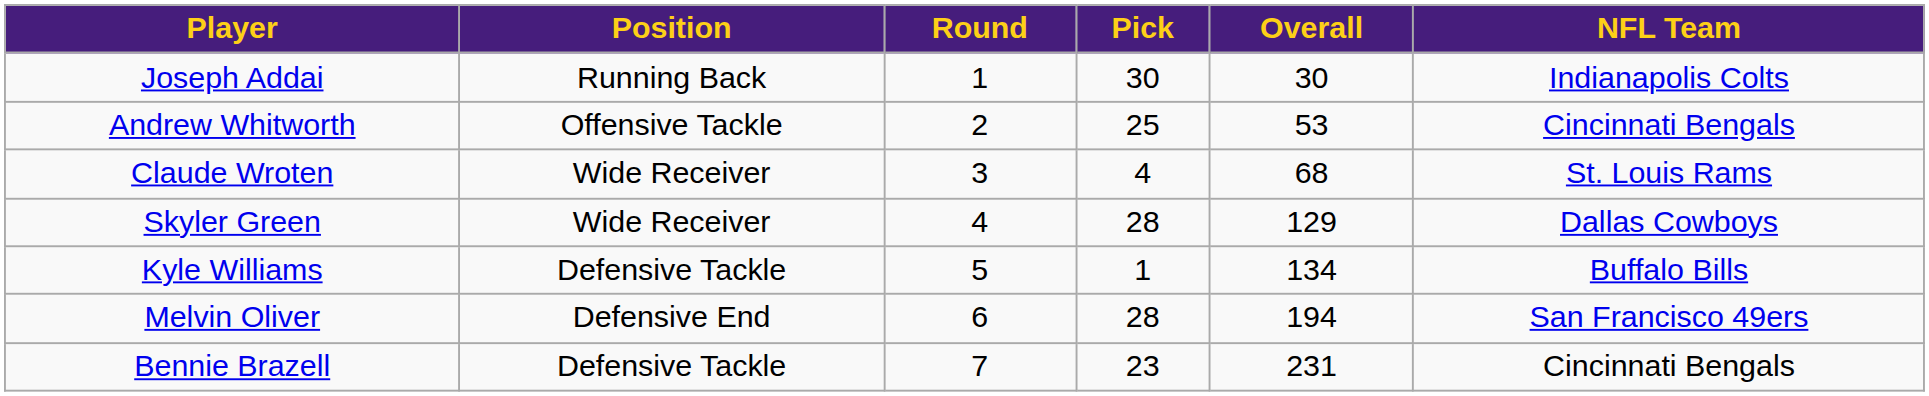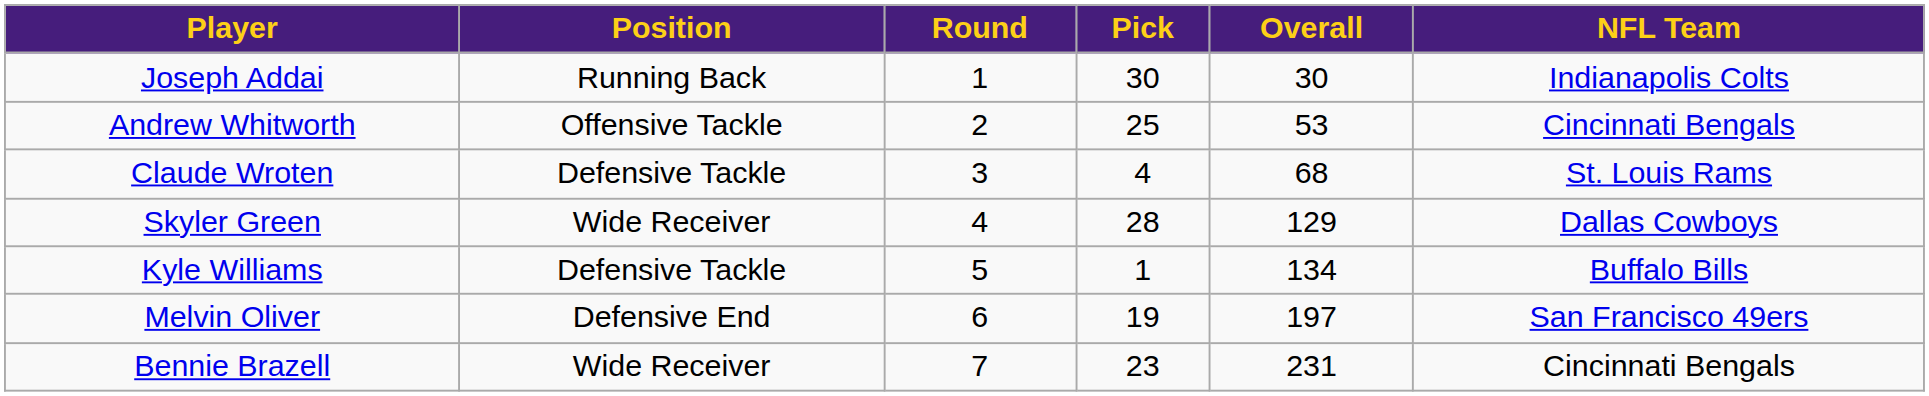(672, 173) Wide Receiver -> (672, 173) Defensive Tackle
(1143, 317) 28 -> (1143, 317) 19
(1312, 317) 194 -> (1312, 317) 197
(672, 366) Defensive Tackle -> (672, 366) Wide Receiver
